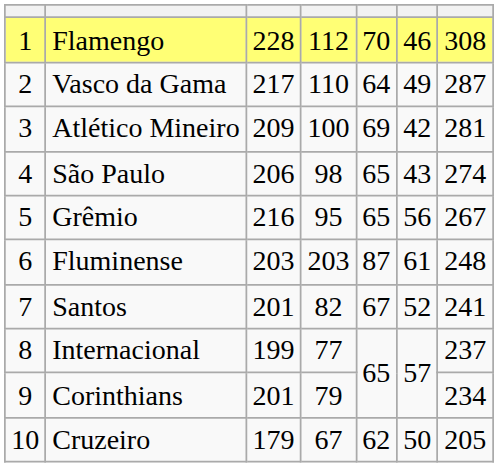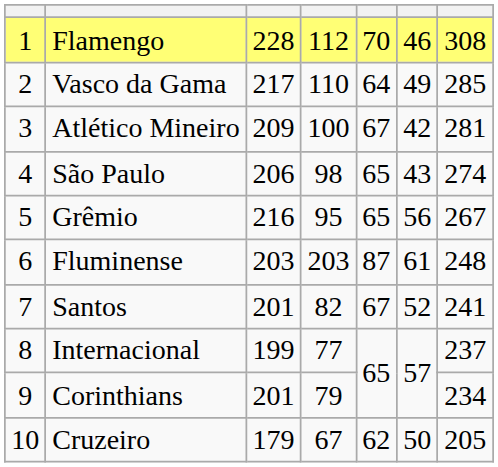(465, 84) 287 -> (465, 84) 285
(376, 128) 69 -> (376, 128) 67
